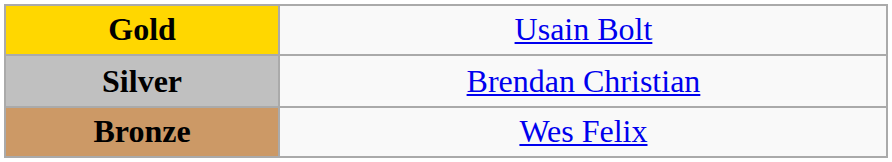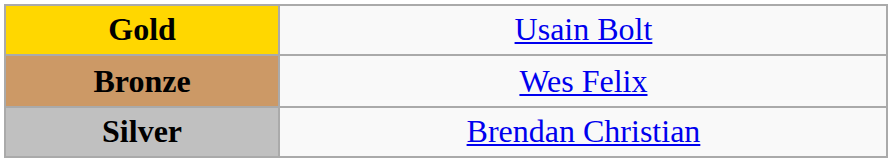rows swapped: (142, 80) <-> (142, 131)
